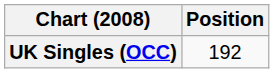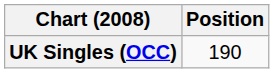(225, 51) 192 -> (225, 51) 190
